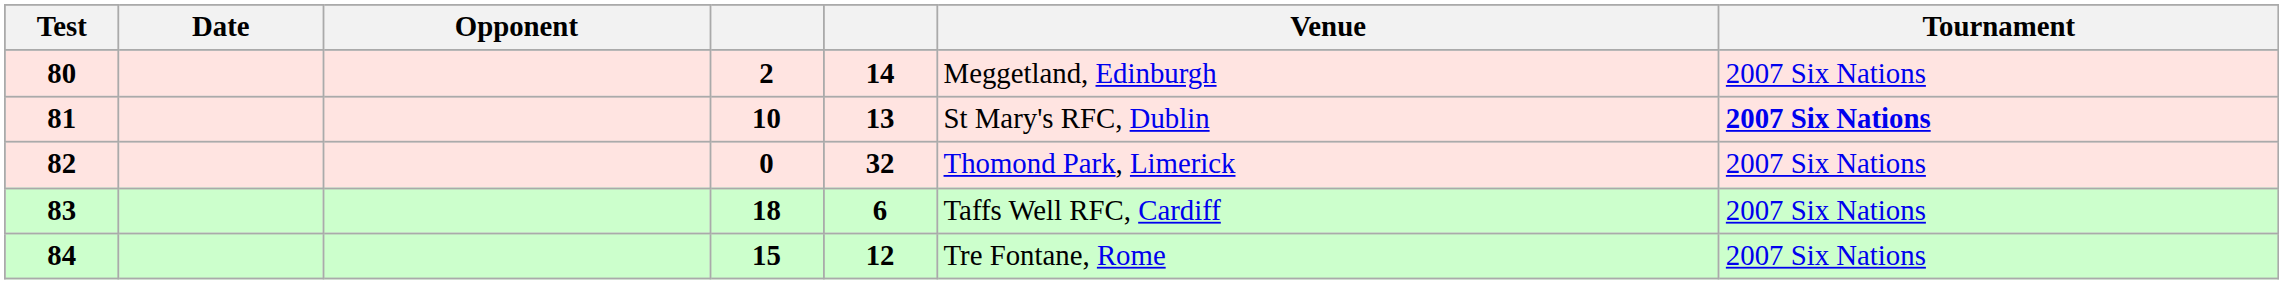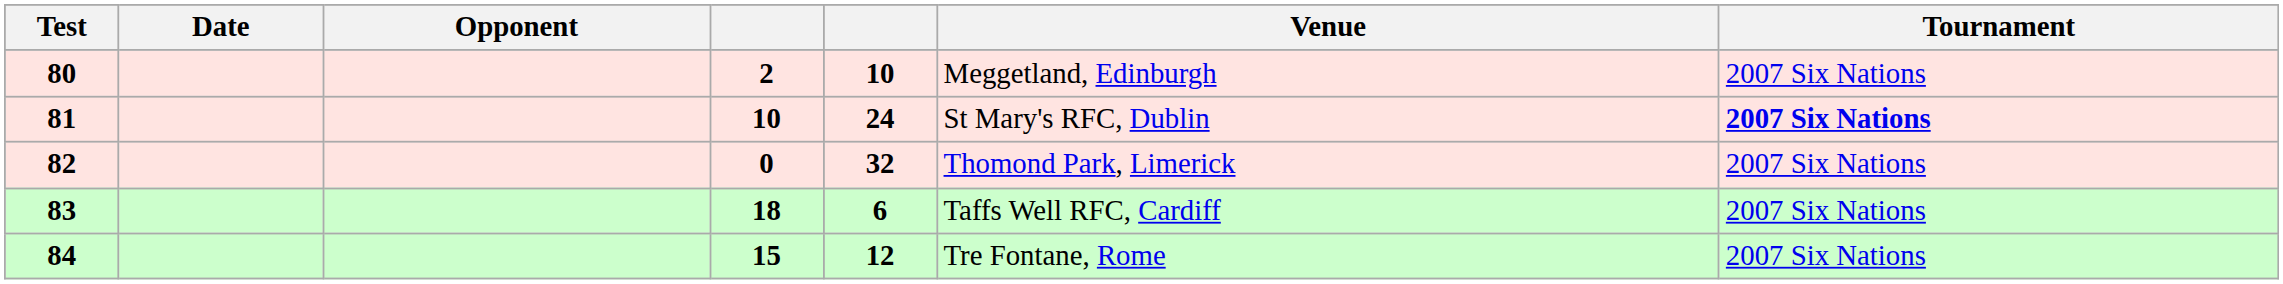(880, 73) 14 -> (880, 73) 10
(880, 118) 13 -> (880, 118) 24
